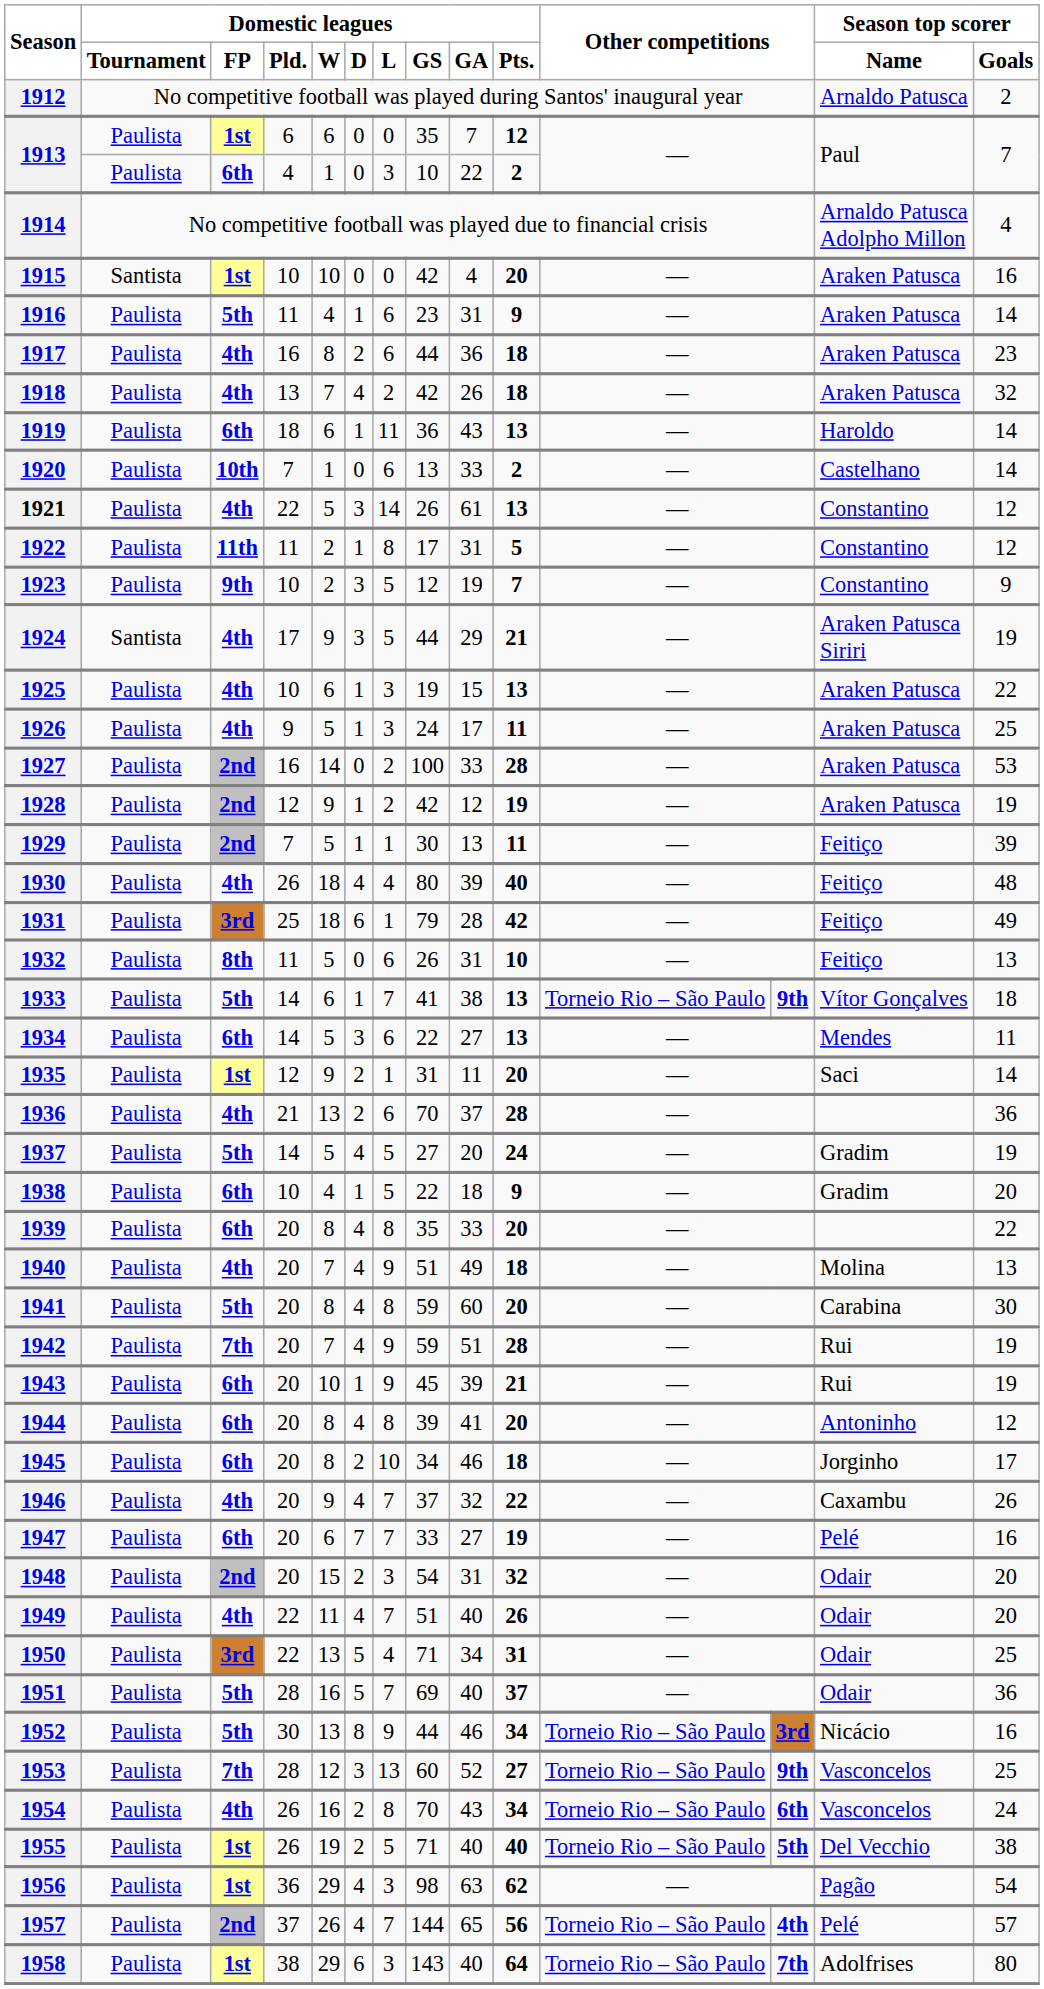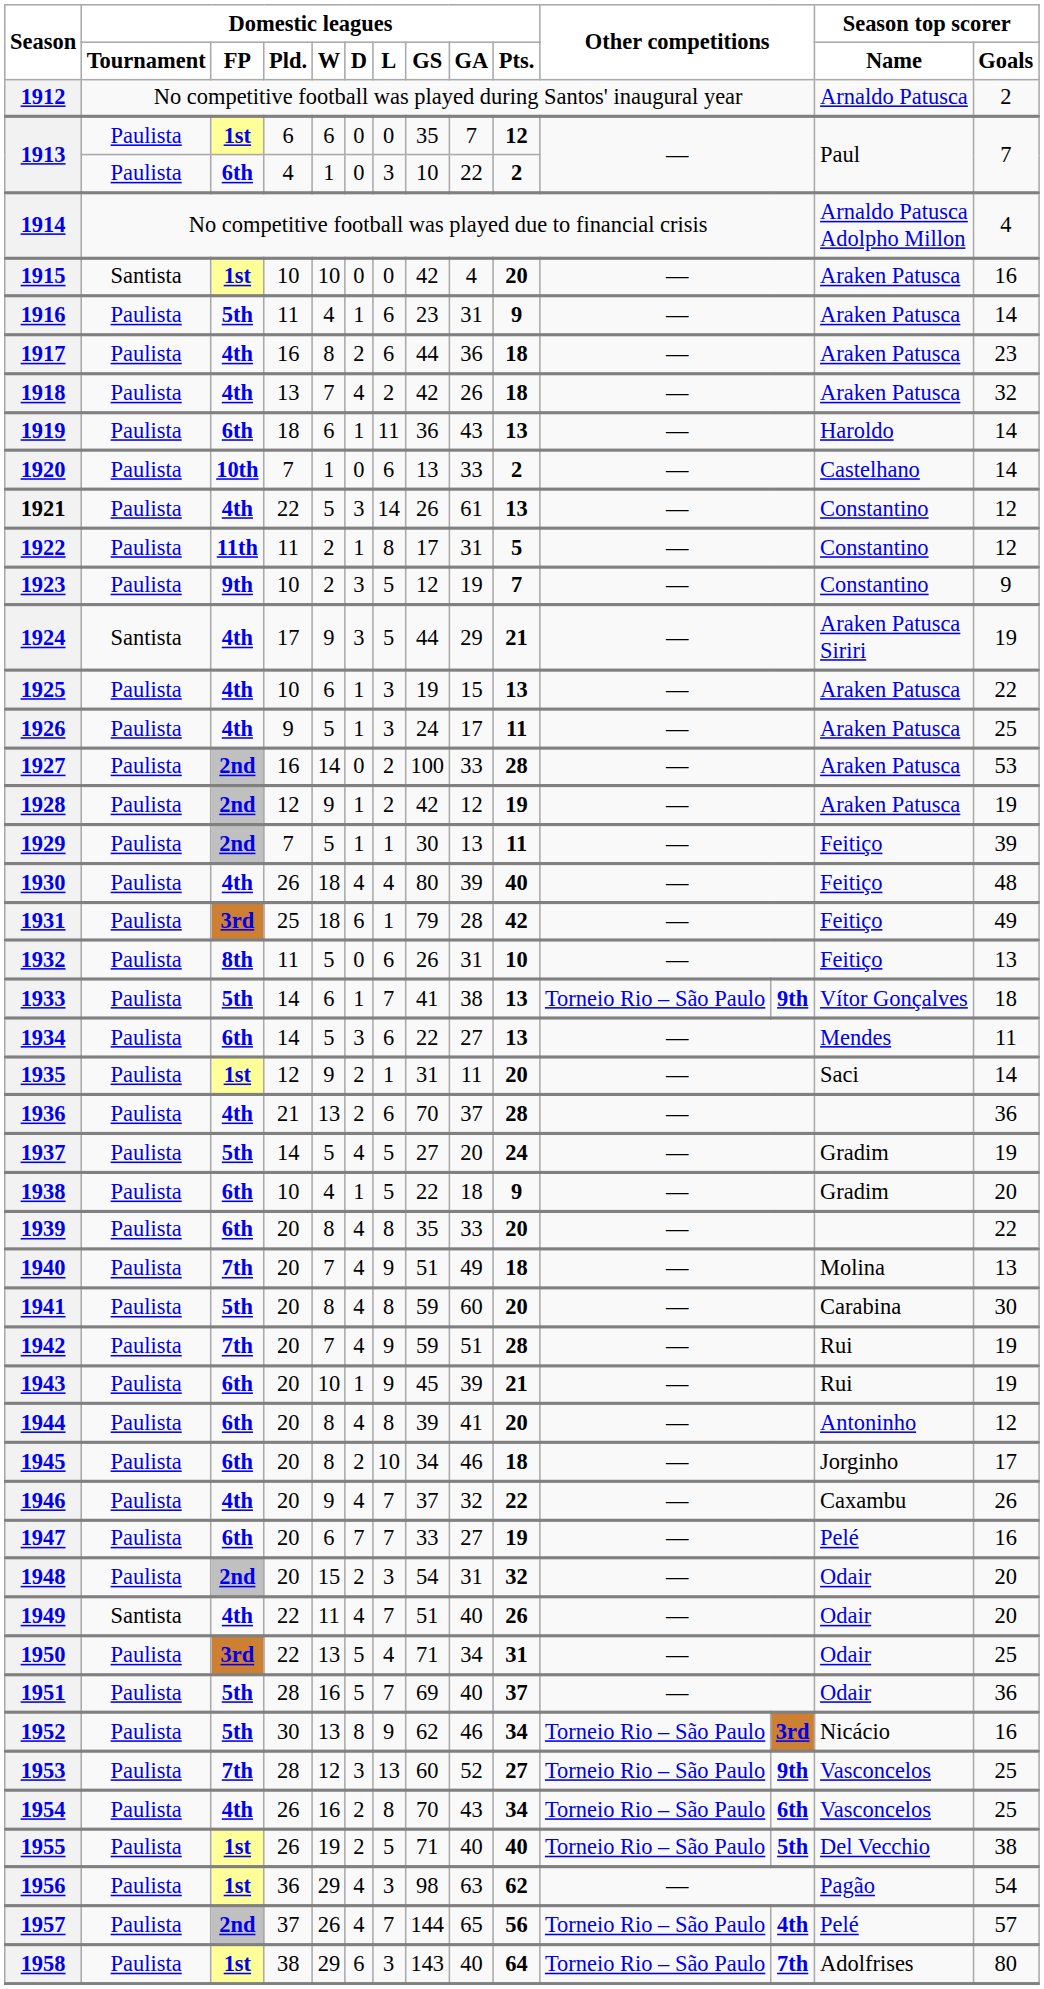(237, 1268) 4th -> (237, 1268) 7th
(146, 1616) Paulista -> (146, 1616) Santista
(427, 1732) 44 -> (427, 1732) 62
(1006, 1809) 24 -> (1006, 1809) 25
